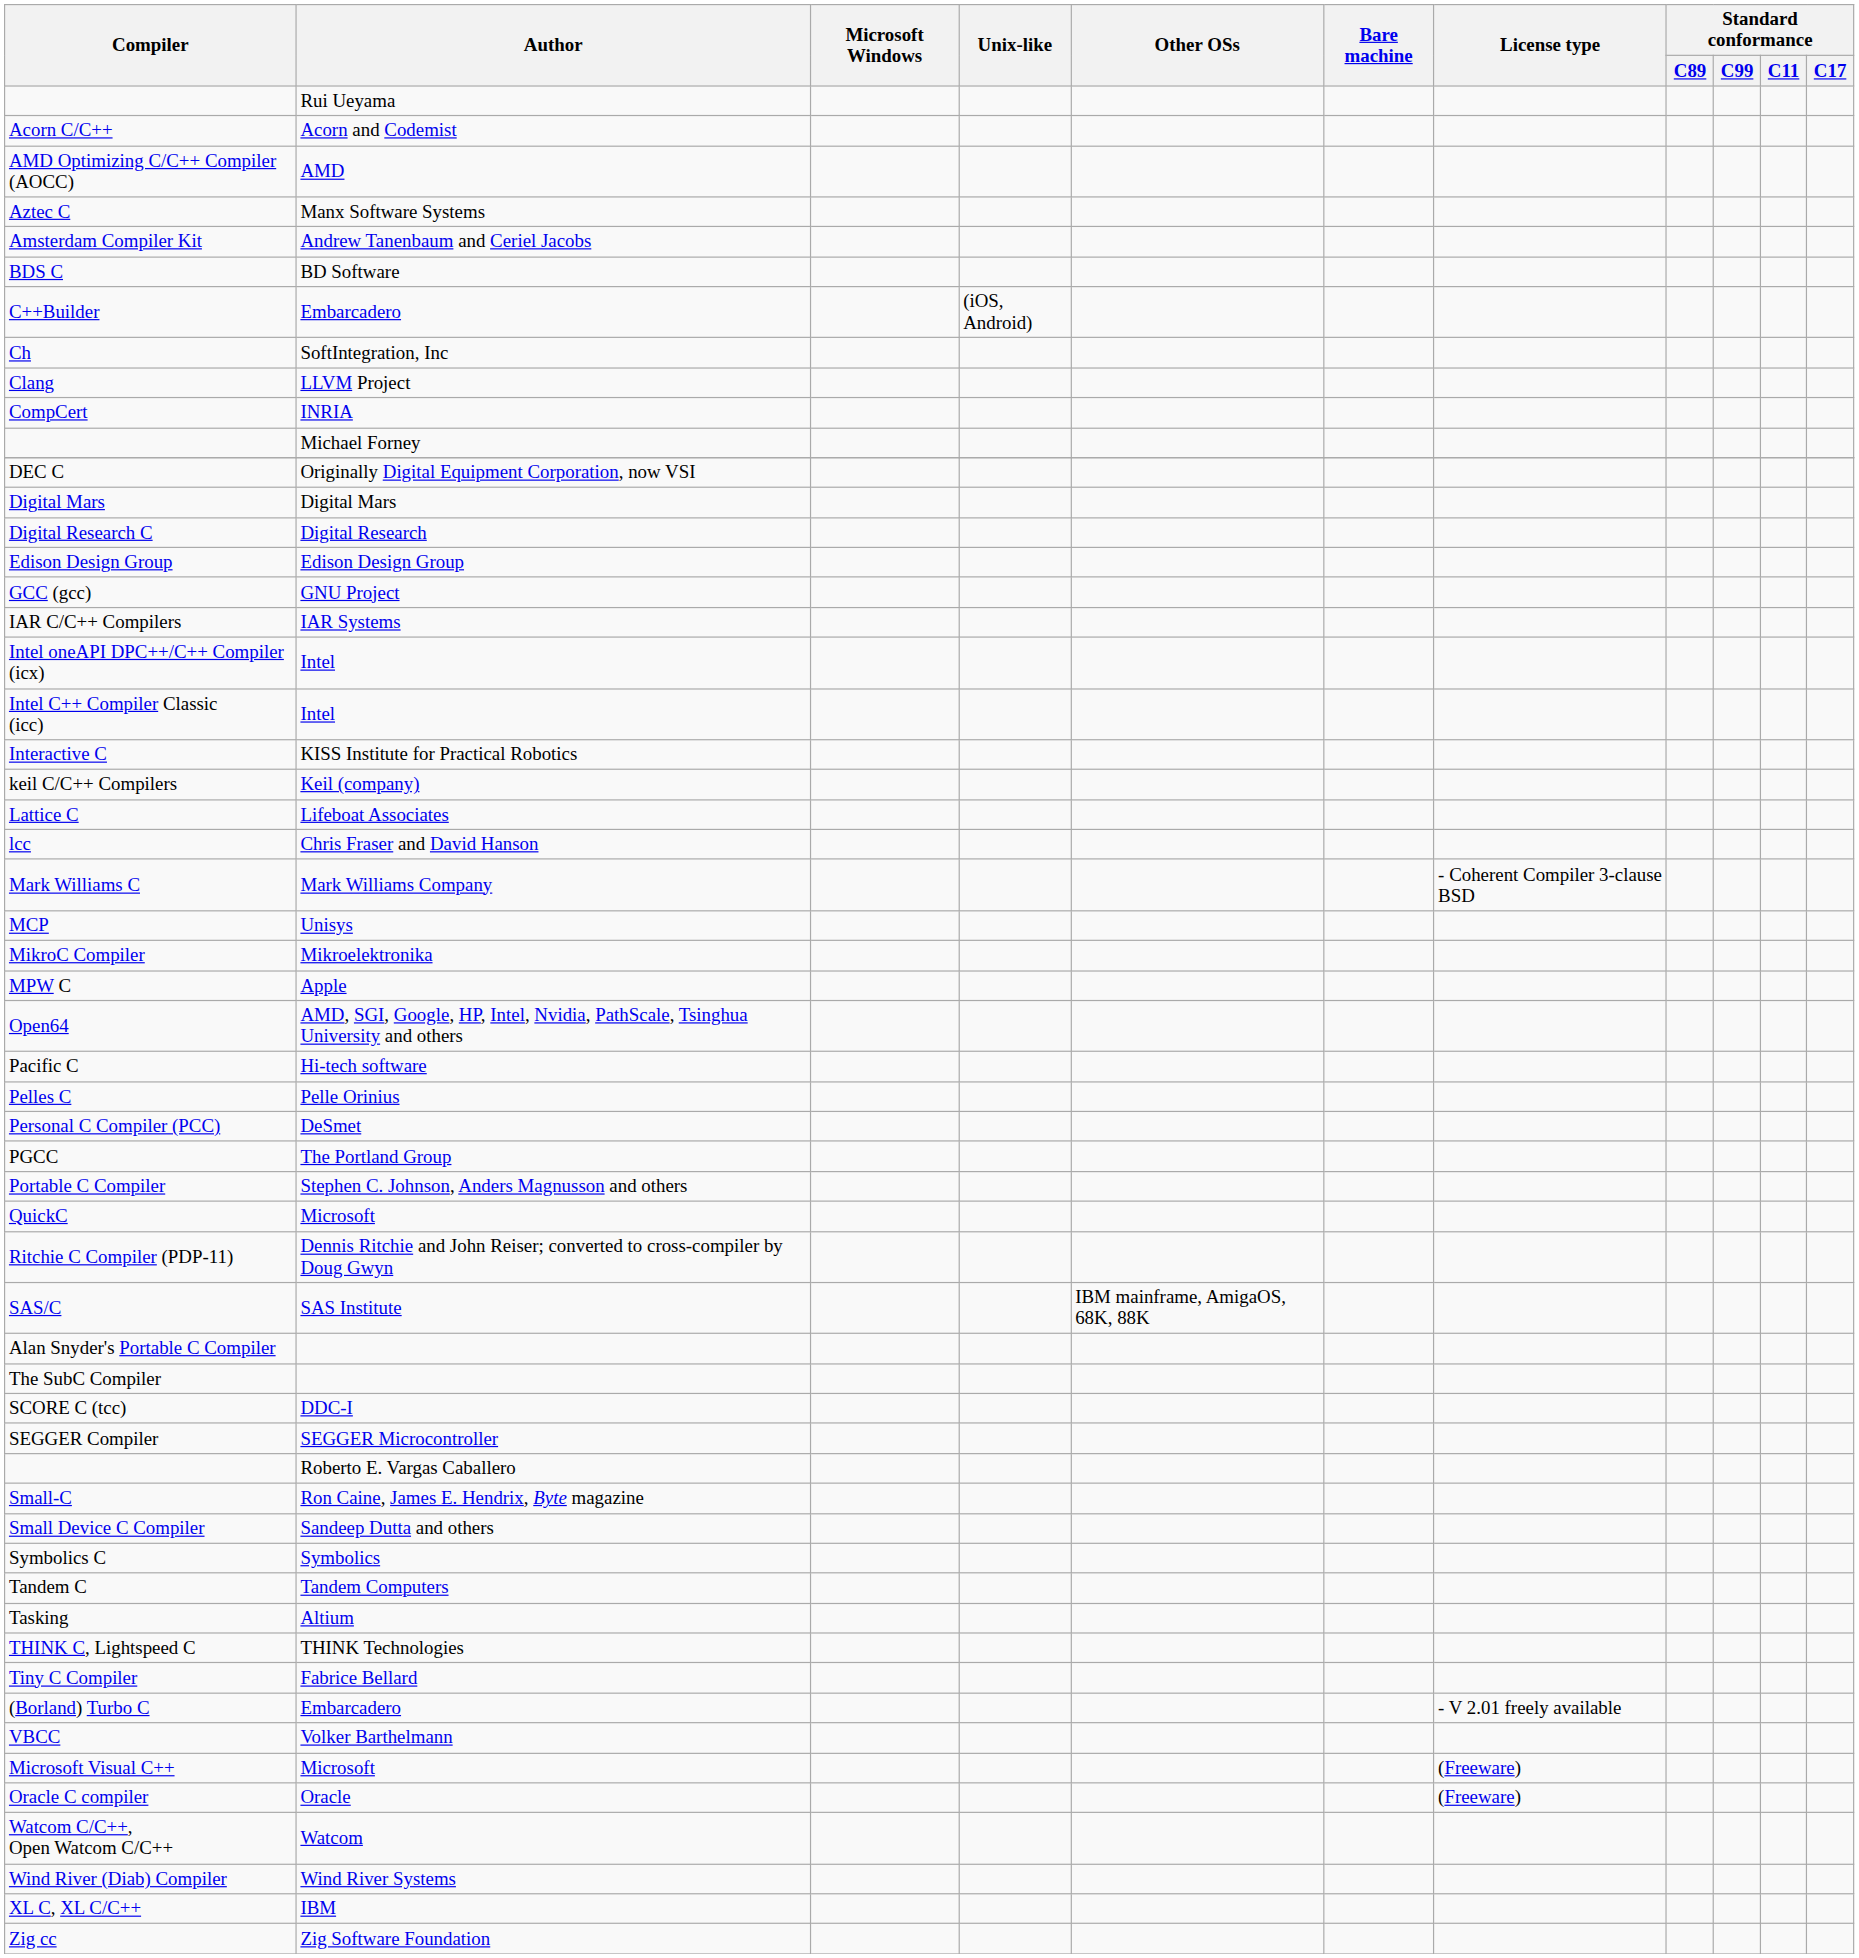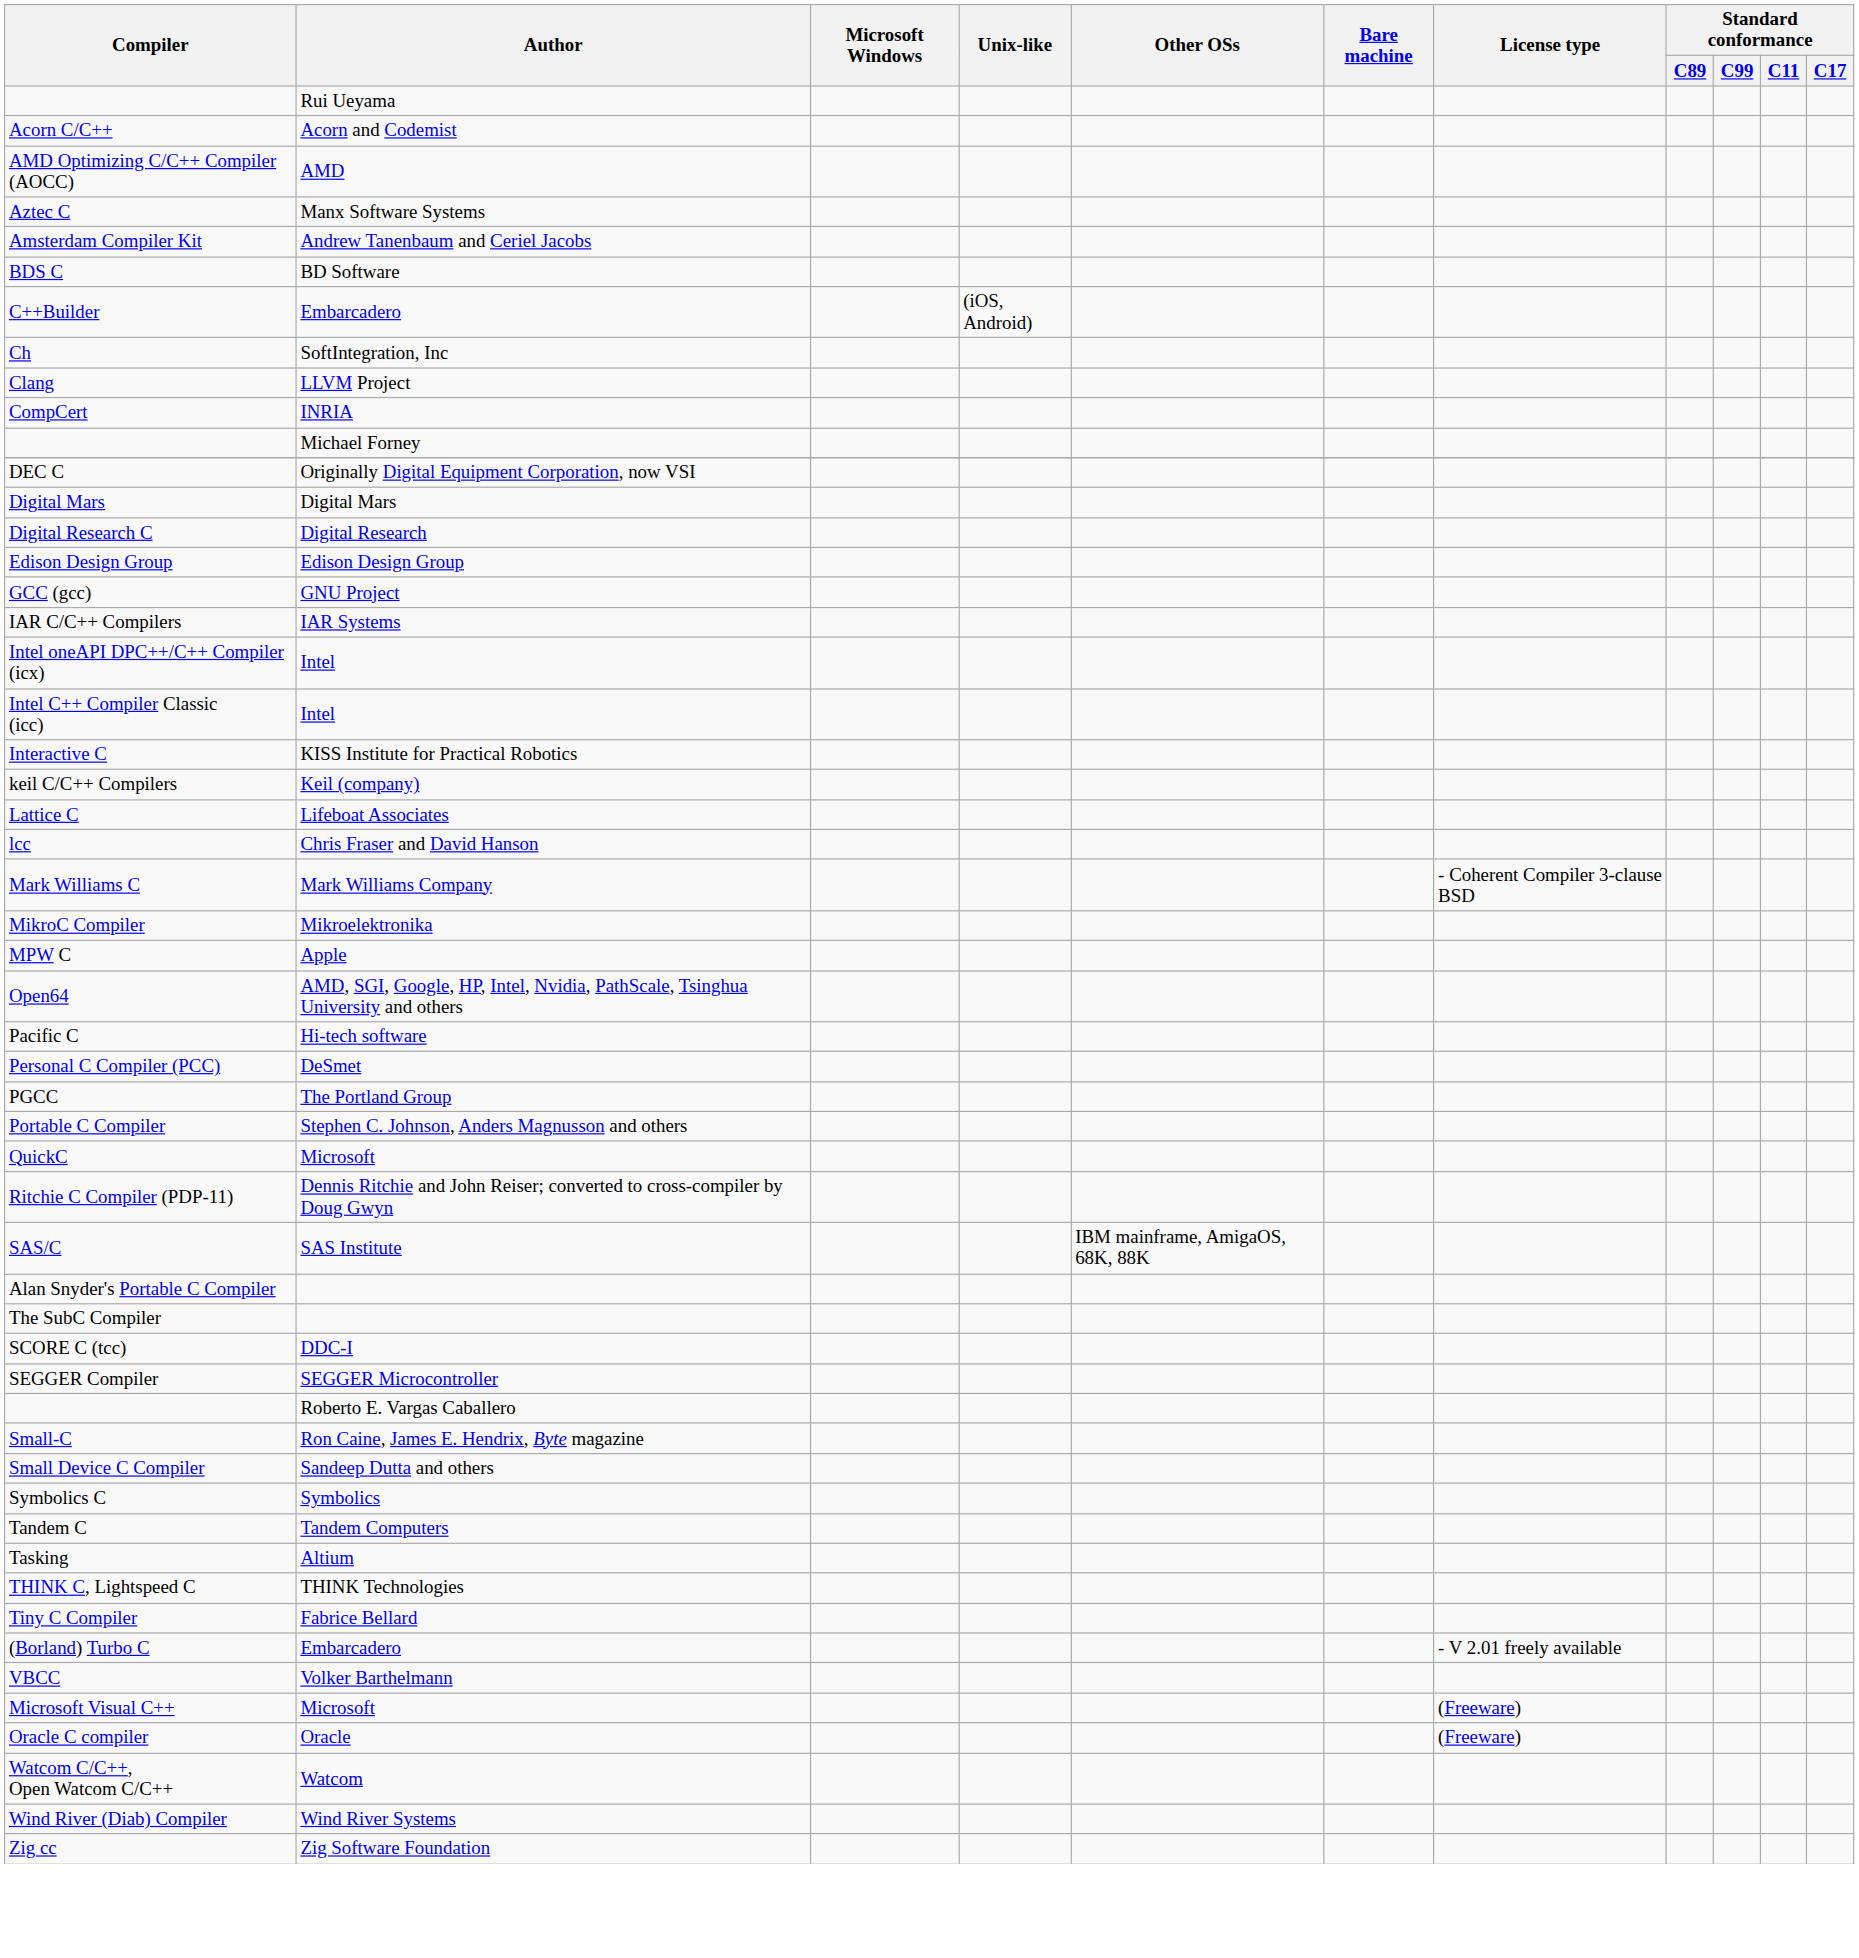- row: (29, 925)
- row: (40, 1096)
- row: (75, 1908)
